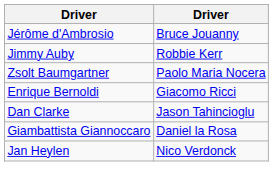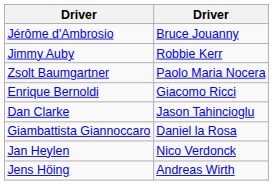+ row: (38, 170)
